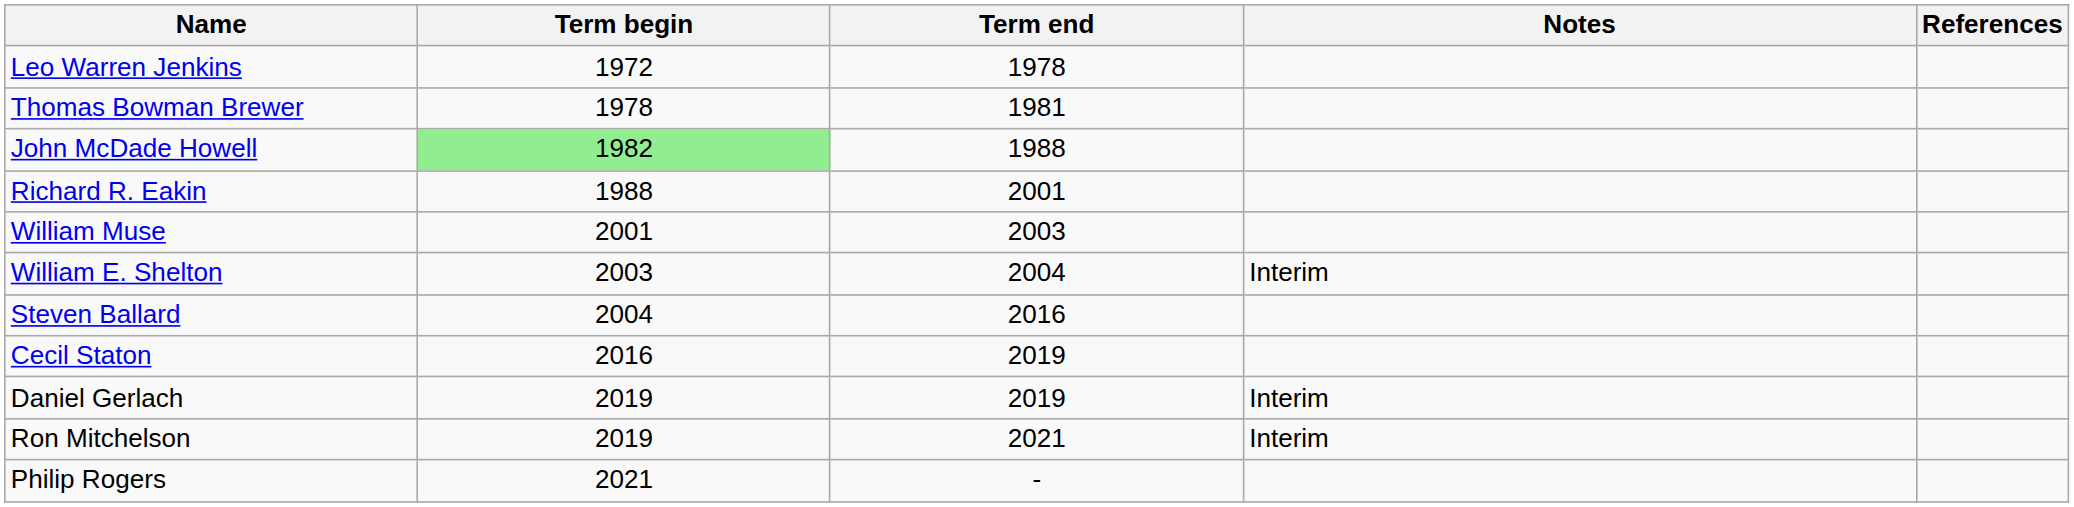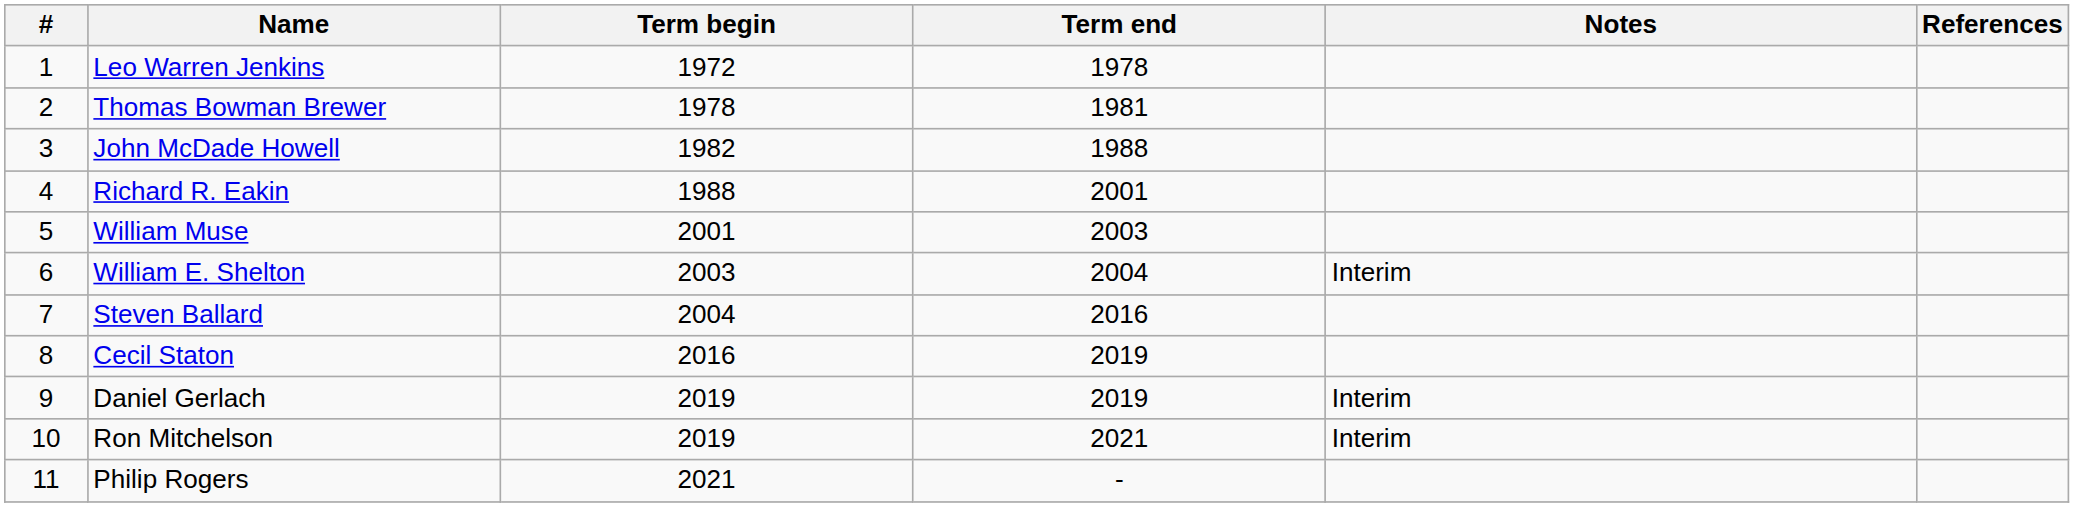+ column: (46, 25)
(624, 149) lightgreen background -> (707, 149) no background
